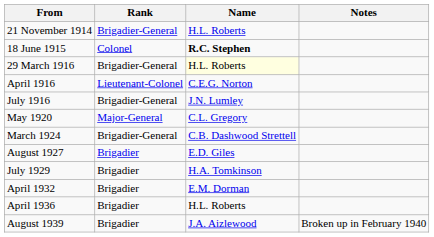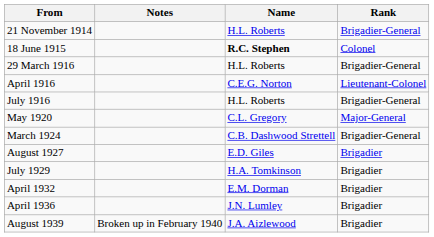columns swapped: (140, 13) <-> (364, 13)
(217, 65) lightyellow background -> (256, 65) no background
(216, 100) J.N. Lumley -> (256, 100) H.L. Roberts
(217, 205) H.L. Roberts -> (255, 205) J.N. Lumley
